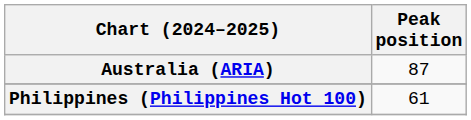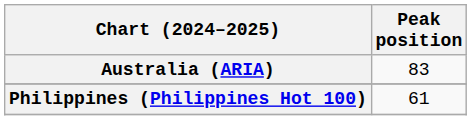(419, 70) 87 -> (419, 70) 83
